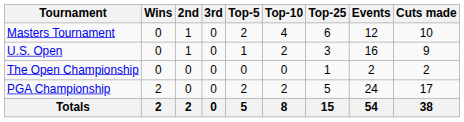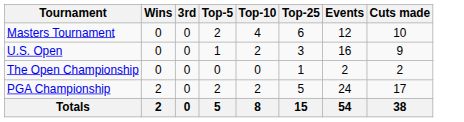- column: (188, 13)
